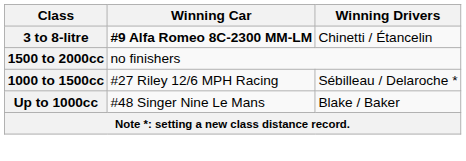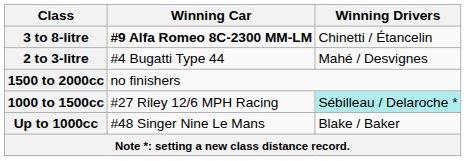+ row: (56, 59)
(388, 80) no background -> (388, 102) paleturquoise background
